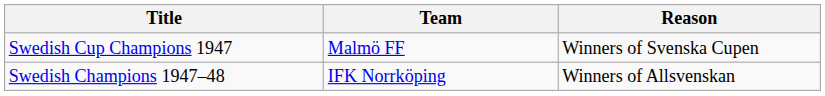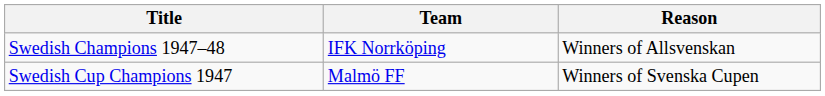rows swapped: (117, 76) <-> (120, 47)
